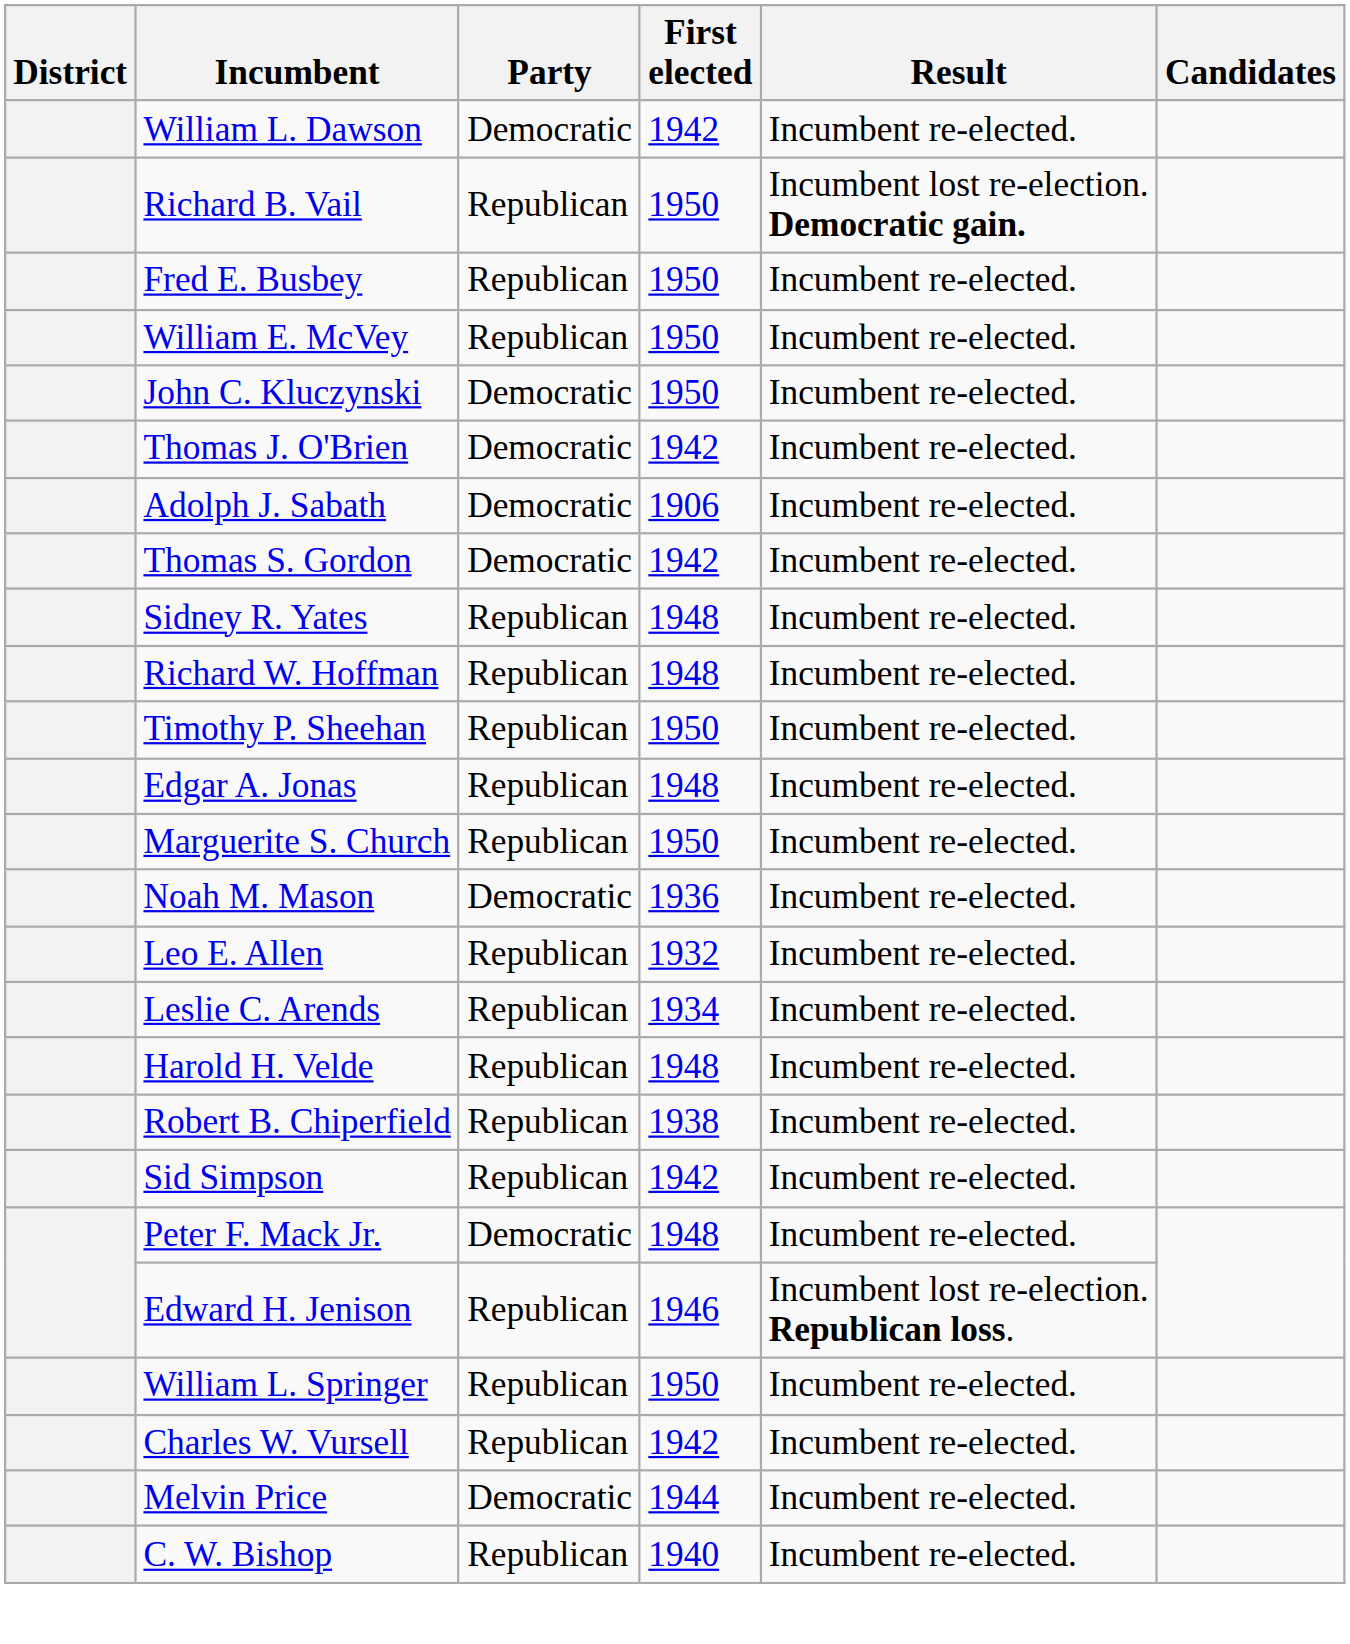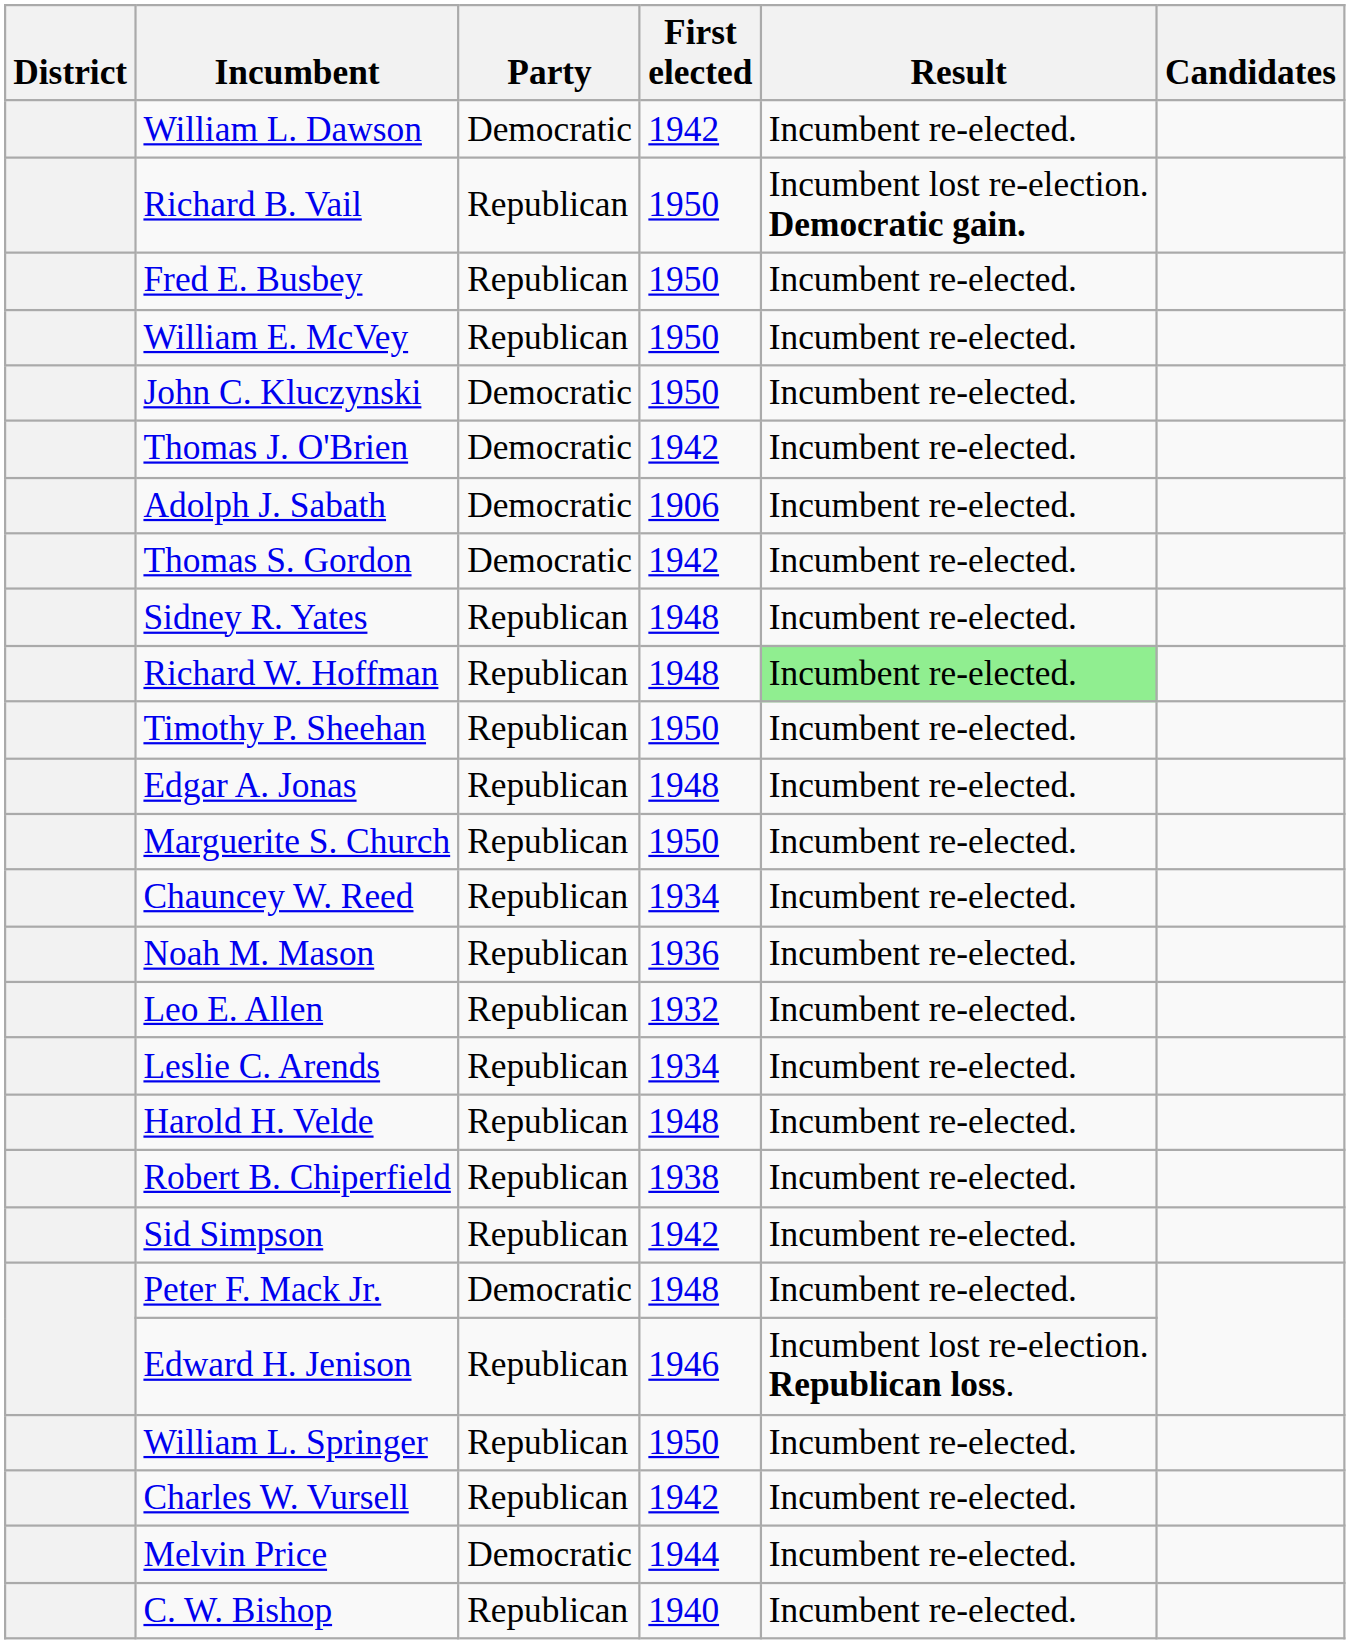(923, 672) no background -> (923, 672) lightgreen background
+ row: (278, 897)
(550, 897) Democratic -> (548, 953) Republican
